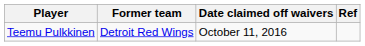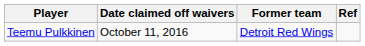columns swapped: (147, 13) <-> (266, 13)
